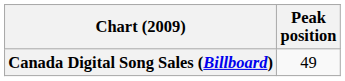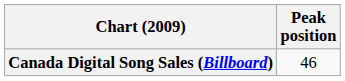(308, 62) 49 -> (308, 62) 46
